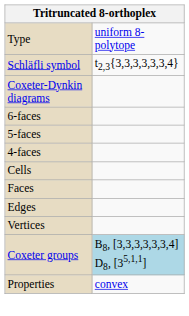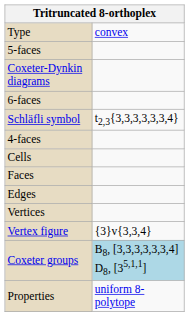(120, 38) uniform 8-polytope -> (111, 32) convex
rows swapped: (44, 65) <-> (24, 134)
+ row: (38, 231)
(111, 284) convex -> (120, 296) uniform 8-polytope
